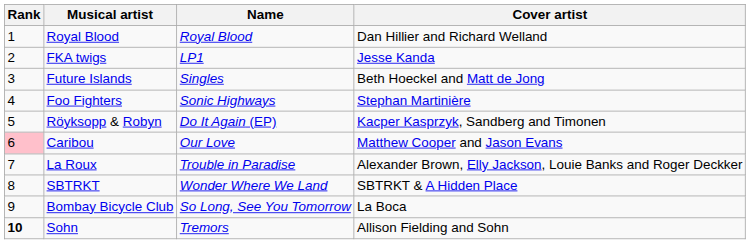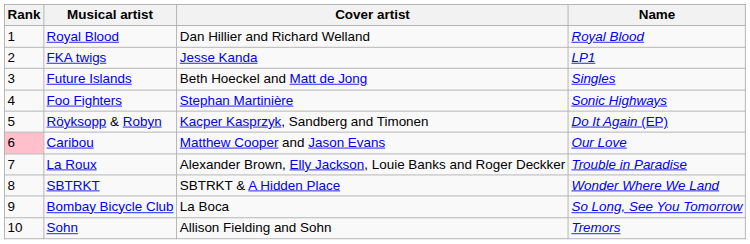columns swapped: (265, 15) <-> (550, 15)
(15, 228) bold -> (15, 228) normal
